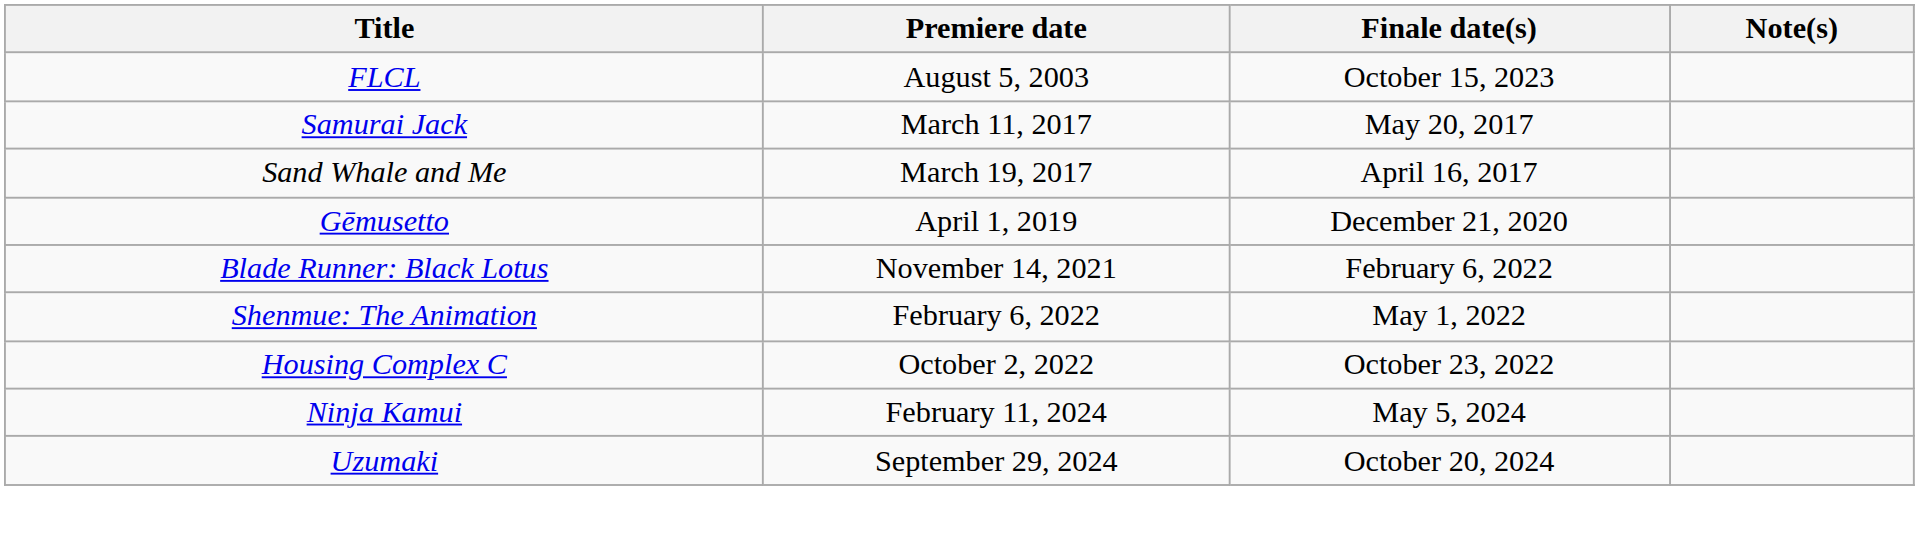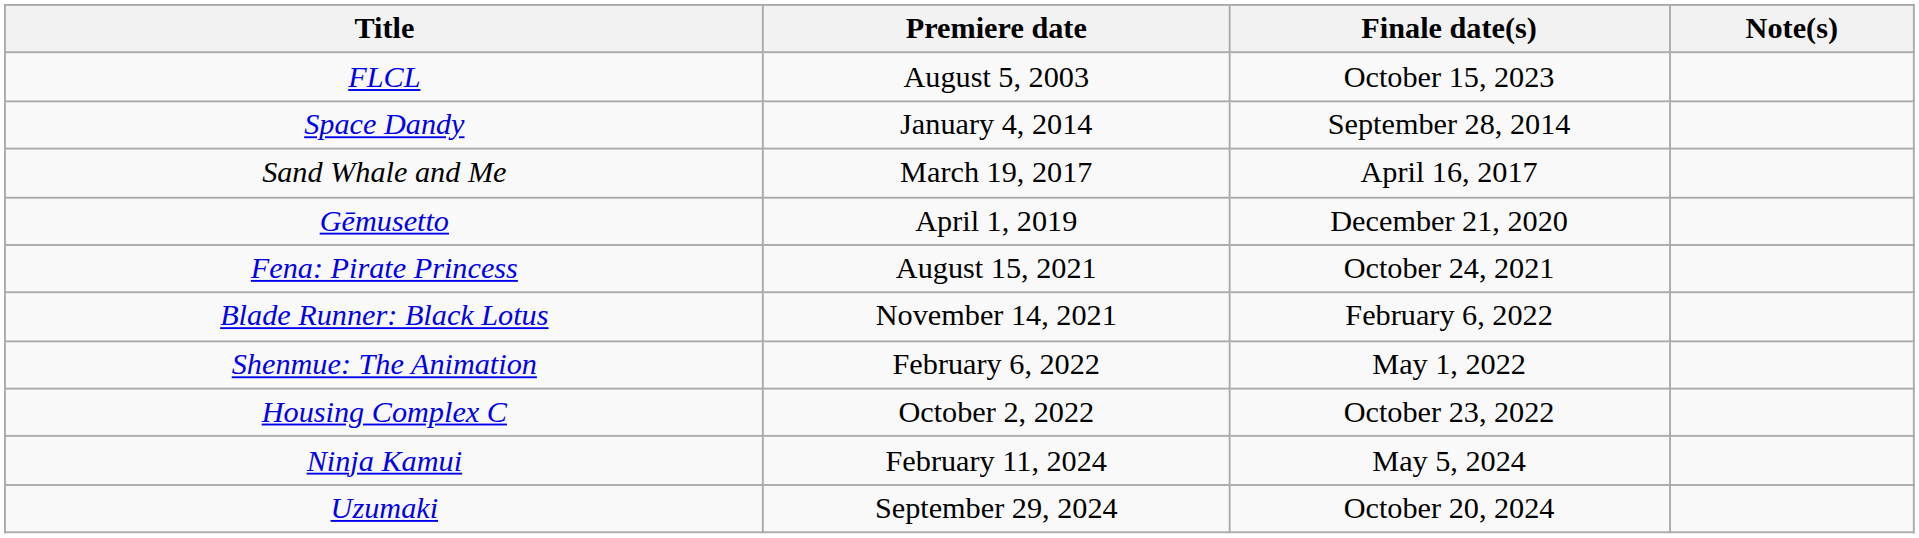+ row: (384, 124)
- row: (384, 124)
+ row: (384, 268)
